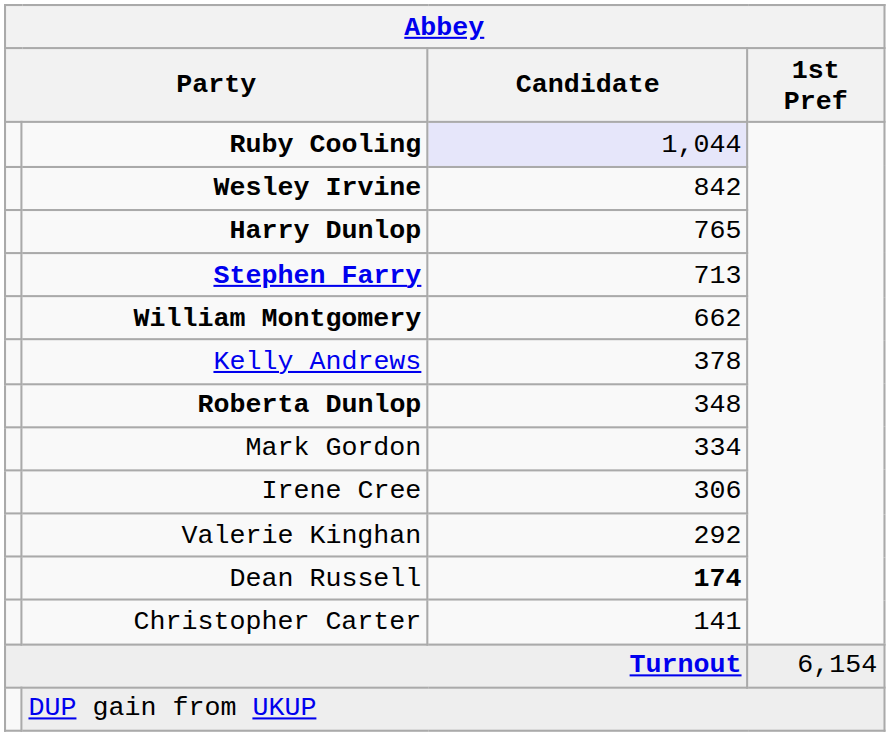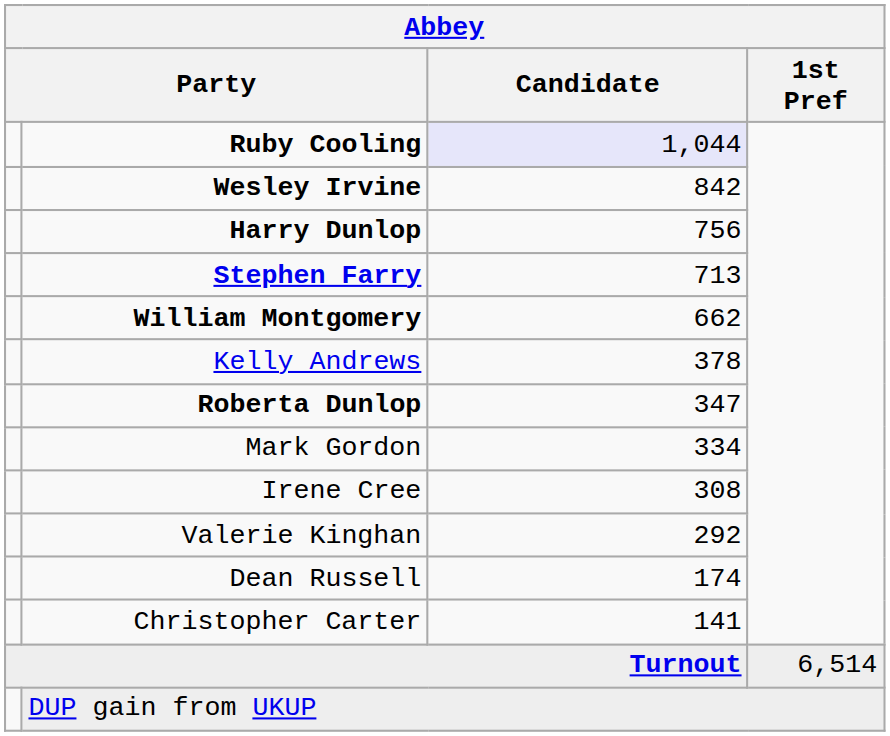(718, 231) 765 -> (718, 231) 756
(718, 405) 348 -> (718, 405) 347
(718, 492) 306 -> (718, 492) 308
(718, 579) bold -> (718, 579) normal
(837, 666) 6,154 -> (837, 666) 6,514
